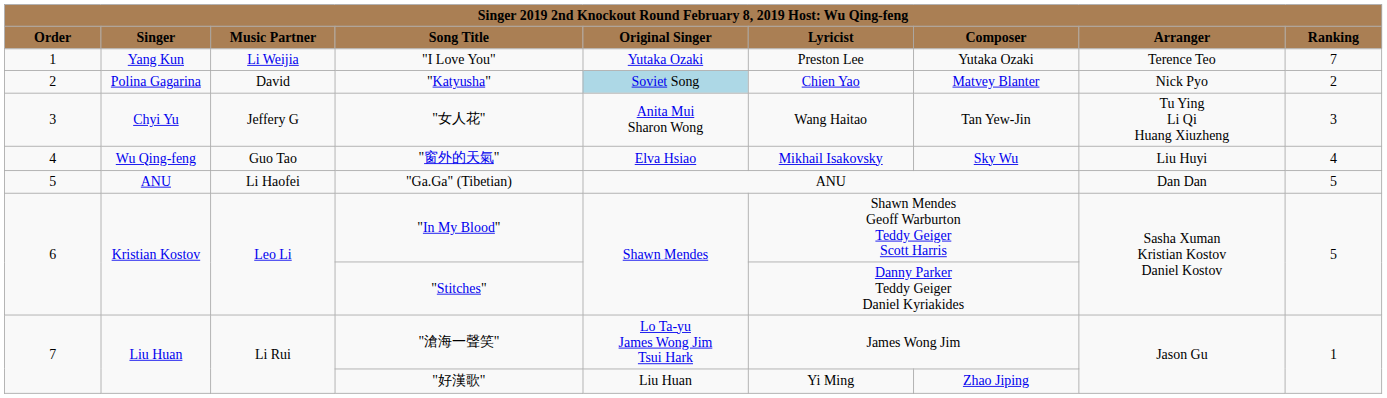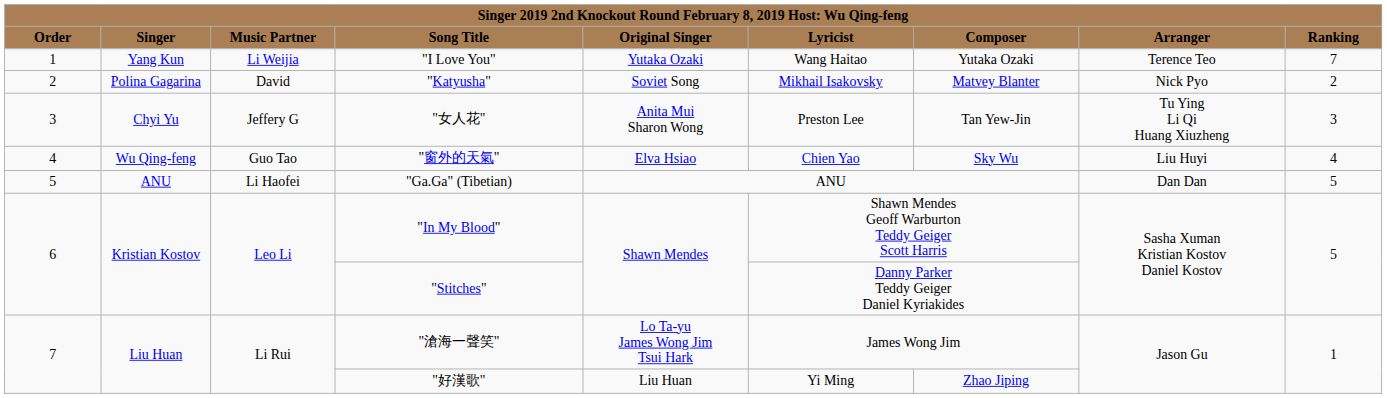(831, 59) Preston Lee -> (831, 59) Wang Haitao
(665, 81) lightblue background -> (665, 81) no background
(831, 81) Chien Yao -> (831, 81) Mikhail Isakovsky
(831, 119) Wang Haitao -> (831, 119) Preston Lee
(831, 158) Mikhail Isakovsky -> (831, 158) Chien Yao
